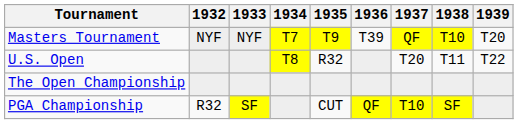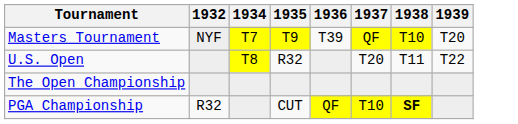- column: (250, 16)
(452, 107) normal -> (412, 107) bold
